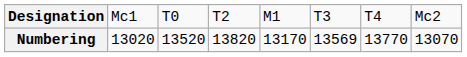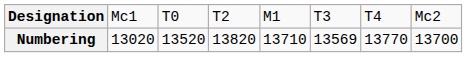(285, 40) 13170 -> (285, 40) 13710
(437, 40) 13070 -> (437, 40) 13700
